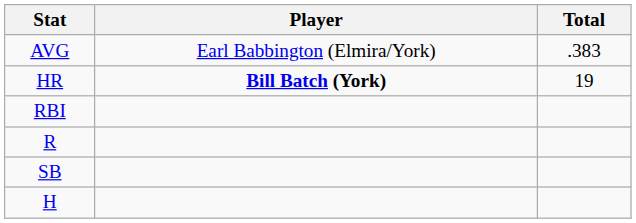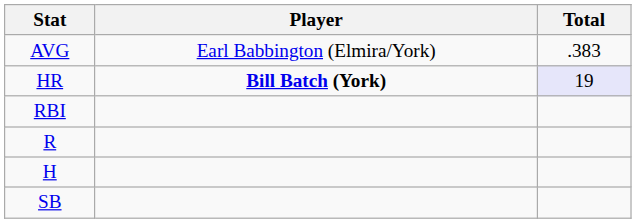(584, 80) no background -> (584, 80) lavender background
rows swapped: (50, 202) <-> (50, 171)
